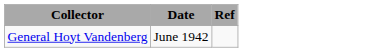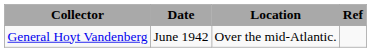+ column: (276, 15)
